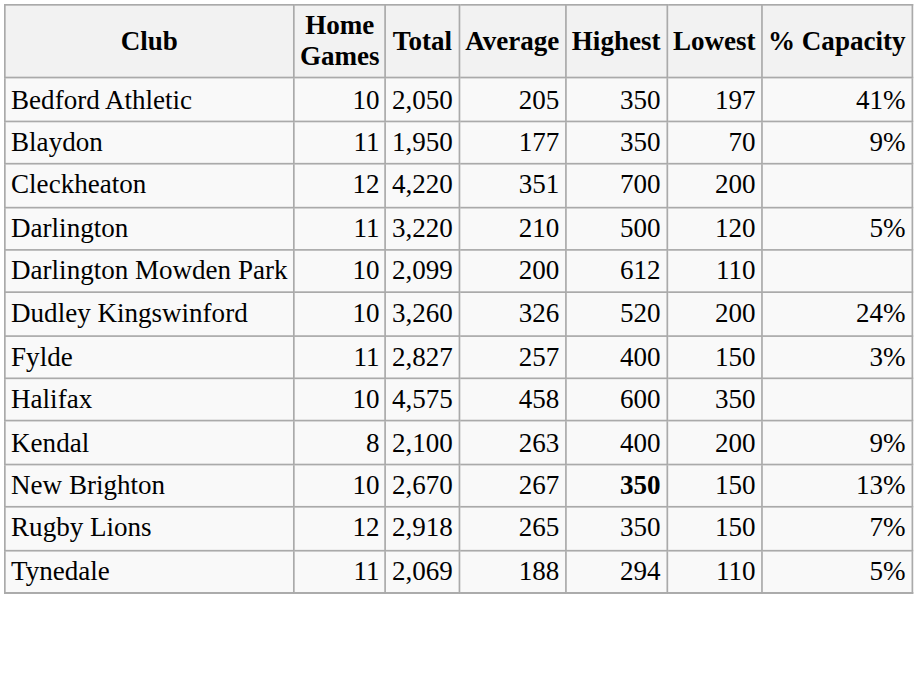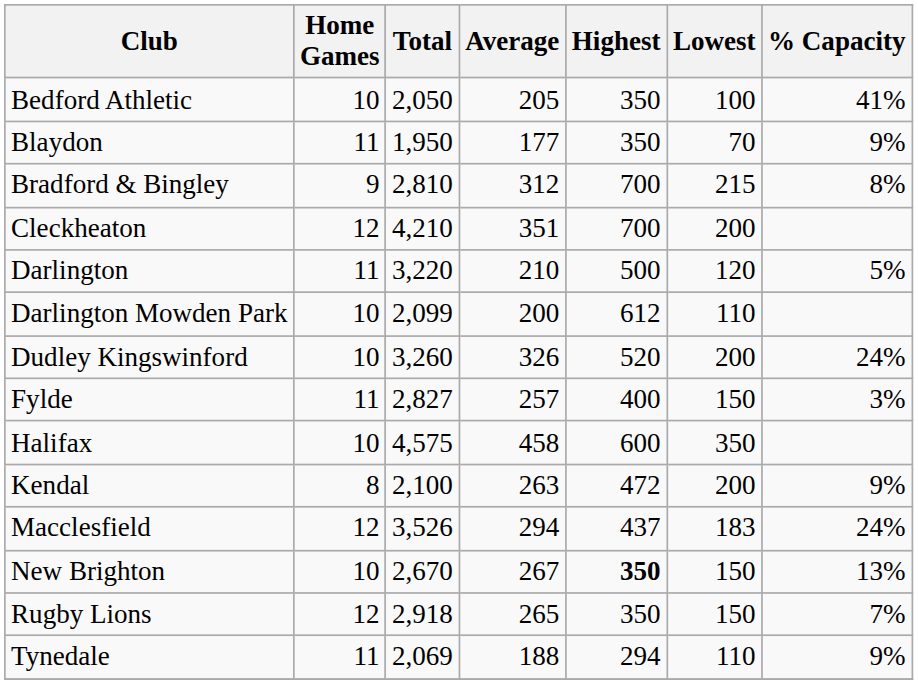(735, 99) 197 -> (735, 99) 100
+ row: (120, 185)
(422, 185) 4,220 -> (422, 227) 4,210
(640, 442) 400 -> (640, 485) 472
+ row: (81, 528)
(887, 570) 5% -> (887, 656) 9%
